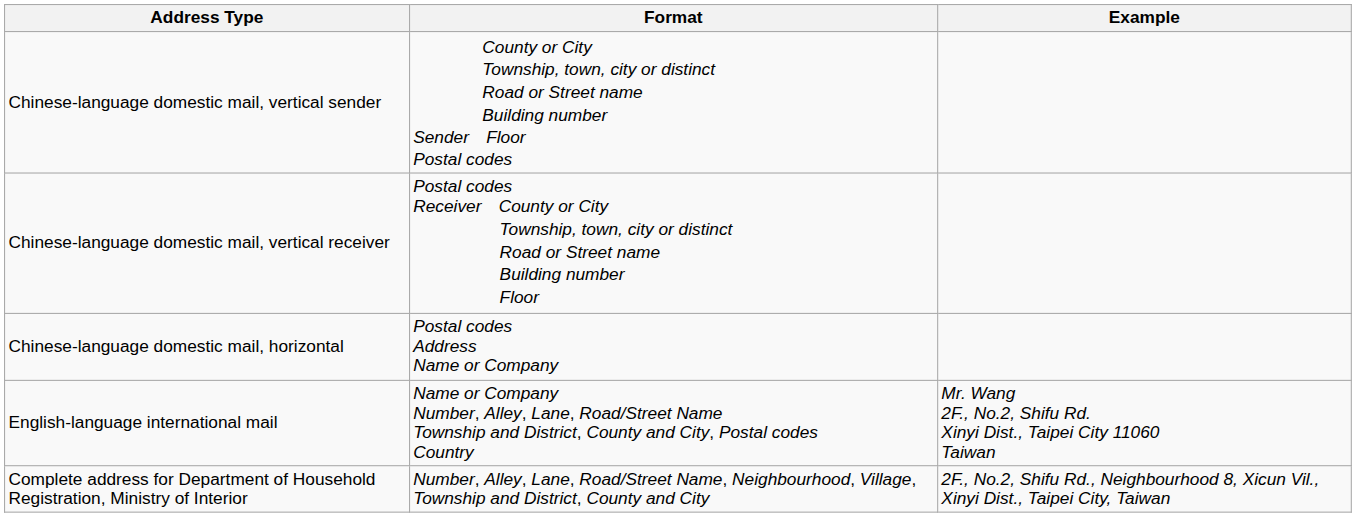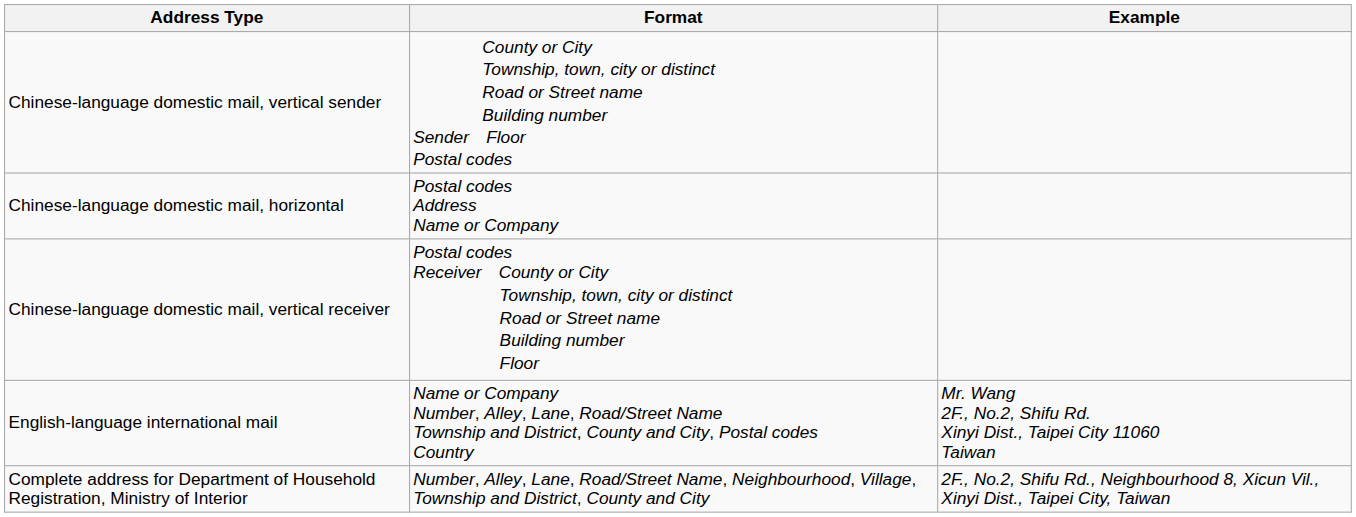rows swapped: (199, 243) <-> (176, 346)
